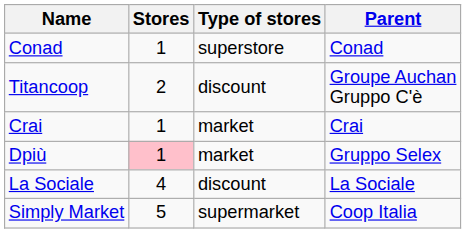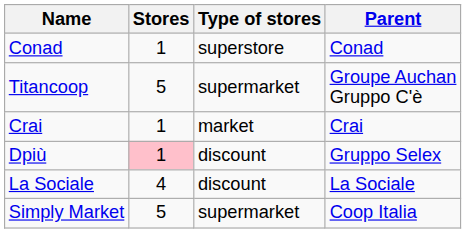(161, 87) 2 -> (161, 87) 5
(232, 87) discount -> (249, 87) supermarket
(226, 155) market -> (232, 155) discount
